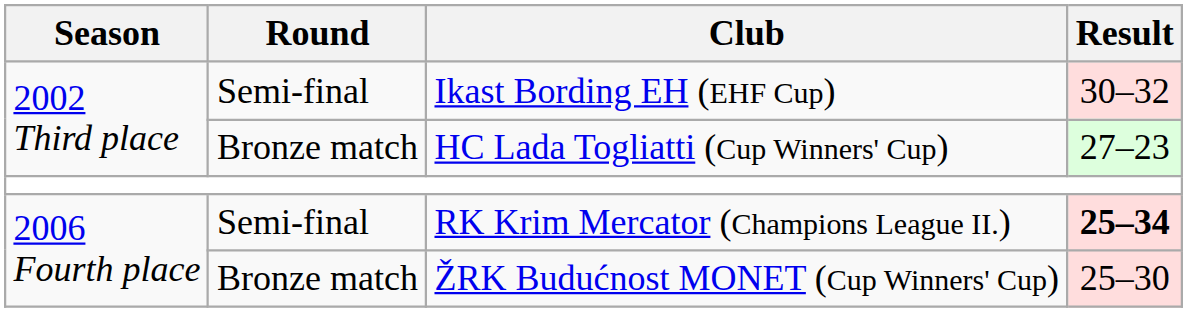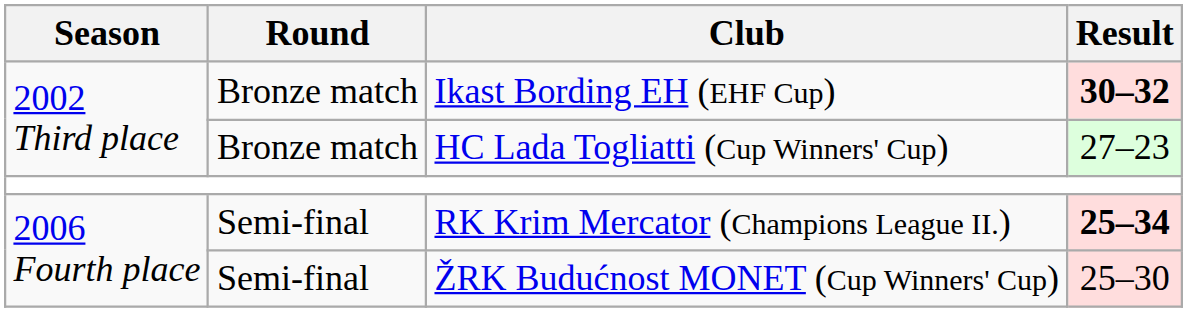(293, 90) Semi-final -> (317, 90) Bronze match
(1125, 90) normal -> (1125, 90) bold
(317, 278) Bronze match -> (293, 278) Semi-final
